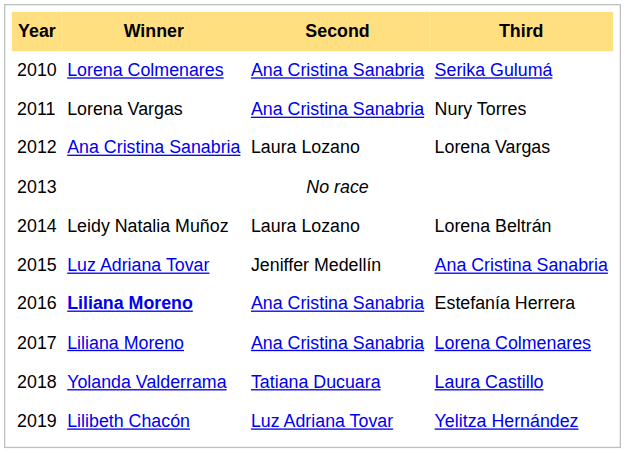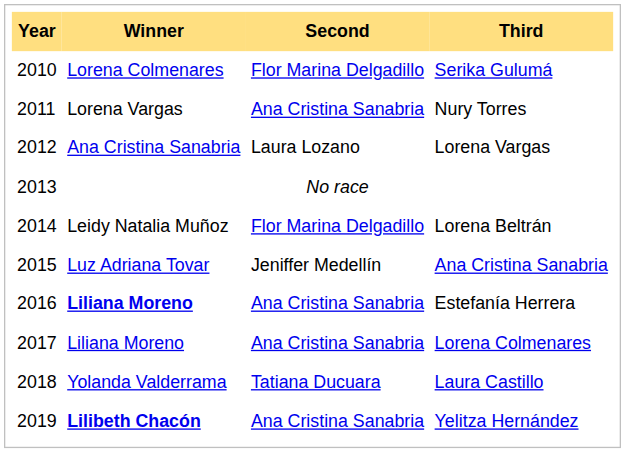(338, 70) Ana Cristina Sanabria -> (338, 70) Flor Marina Delgadillo
(305, 226) Laura Lozano -> (338, 226) Flor Marina Delgadillo
(129, 421) normal -> (134, 421) bold
(322, 421) Luz Adriana Tovar -> (338, 421) Ana Cristina Sanabria
